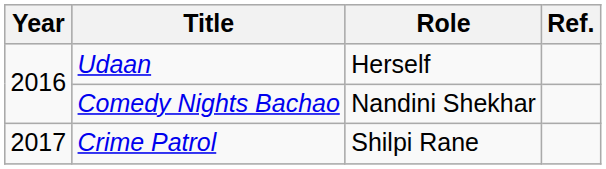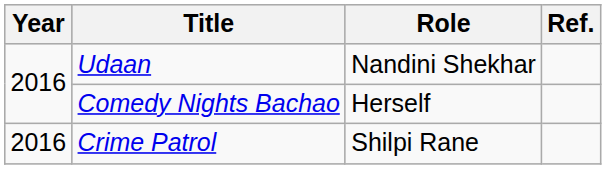(391, 63) Herself -> (444, 63) Nandini Shekhar
(444, 103) Nandini Shekhar -> (391, 103) Herself
(38, 143) 2017 -> (38, 143) 2016
